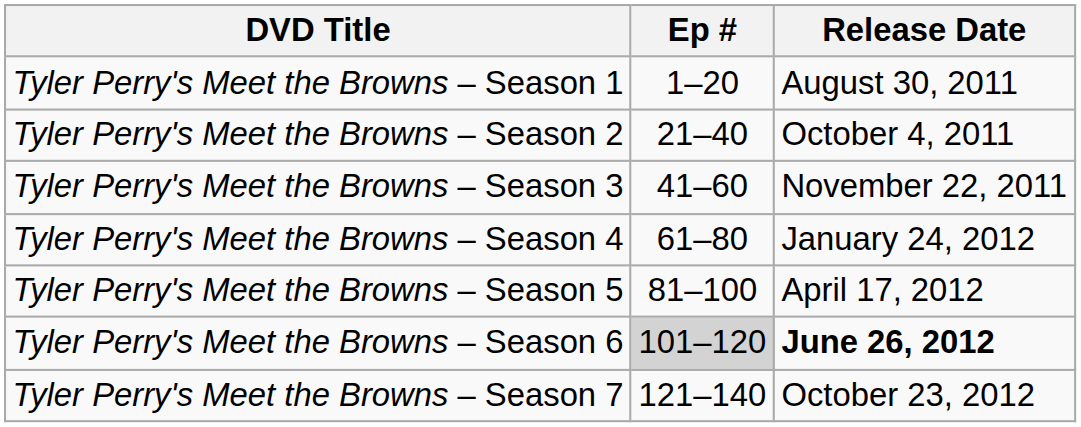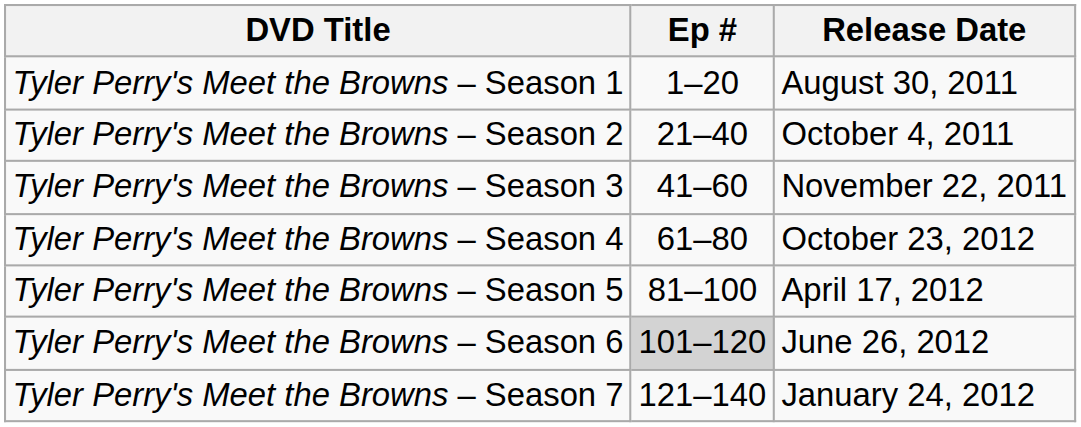(908, 238) January 24, 2012 -> (908, 238) October 23, 2012
(888, 342) bold -> (885, 342) normal
(908, 394) October 23, 2012 -> (908, 394) January 24, 2012
